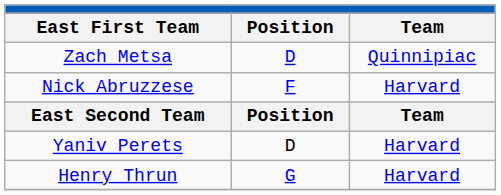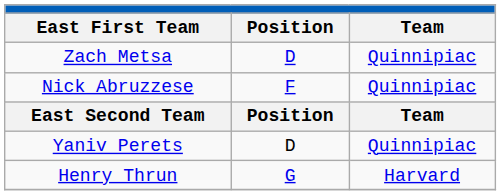(422, 87) Harvard -> (422, 87) Quinnipiac
(422, 146) Harvard -> (422, 146) Quinnipiac
